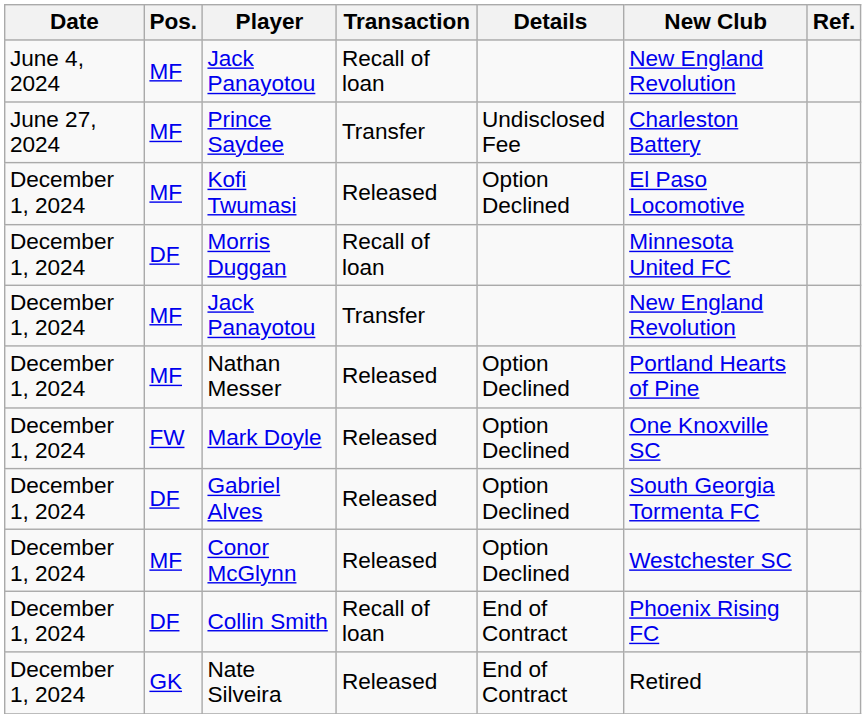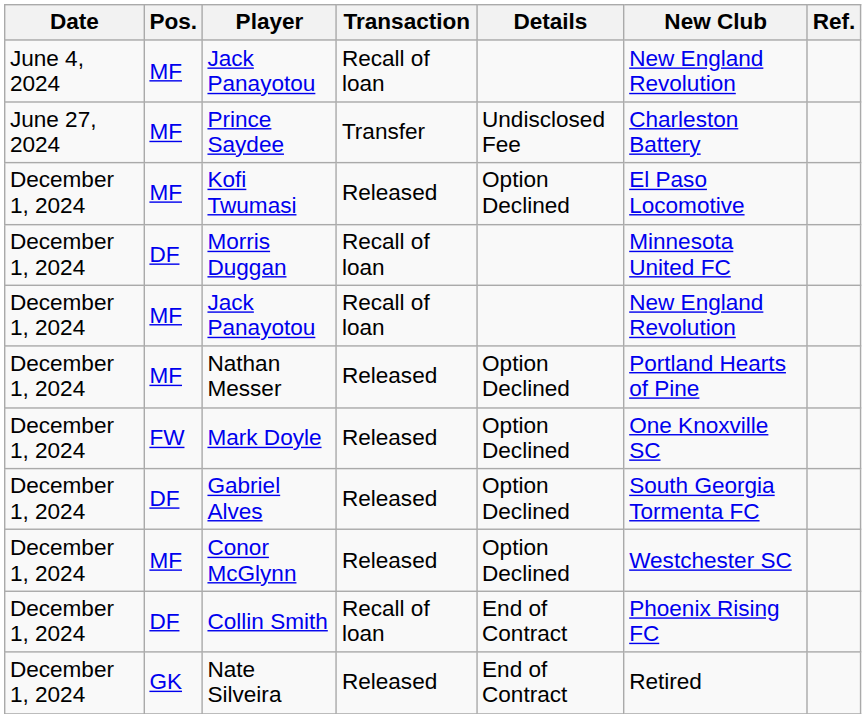(383, 315) Transfer -> (386, 315) Recall of loan
